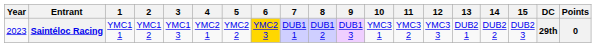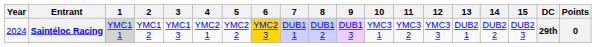(16, 30) 2023 -> (16, 30) 2024
(120, 30) no background -> (120, 30) lightgrey background
